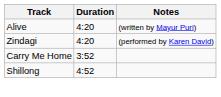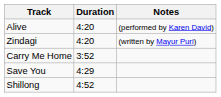(157, 27) (written by Mayur Puri) -> (166, 27) (performed by Karen David)
(166, 42) (performed by Karen David) -> (157, 42) (written by Mayur Puri)
+ row: (26, 71)
